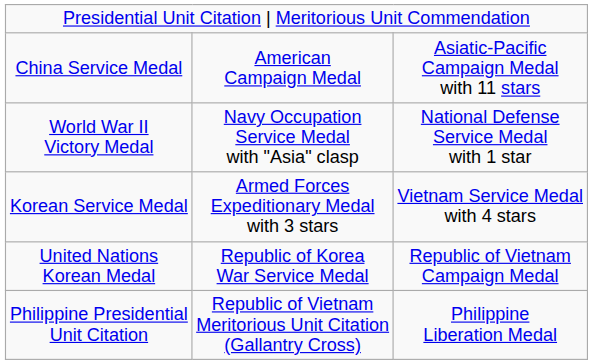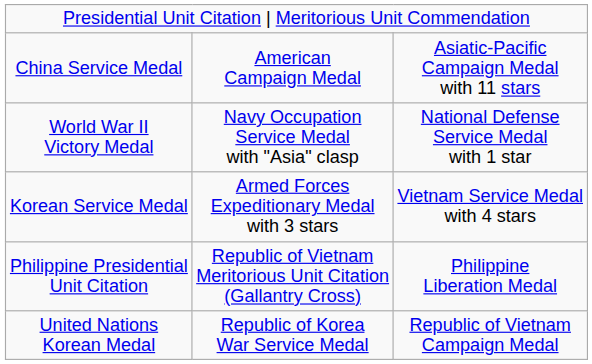rows swapped: (99, 324) <-> (99, 265)
